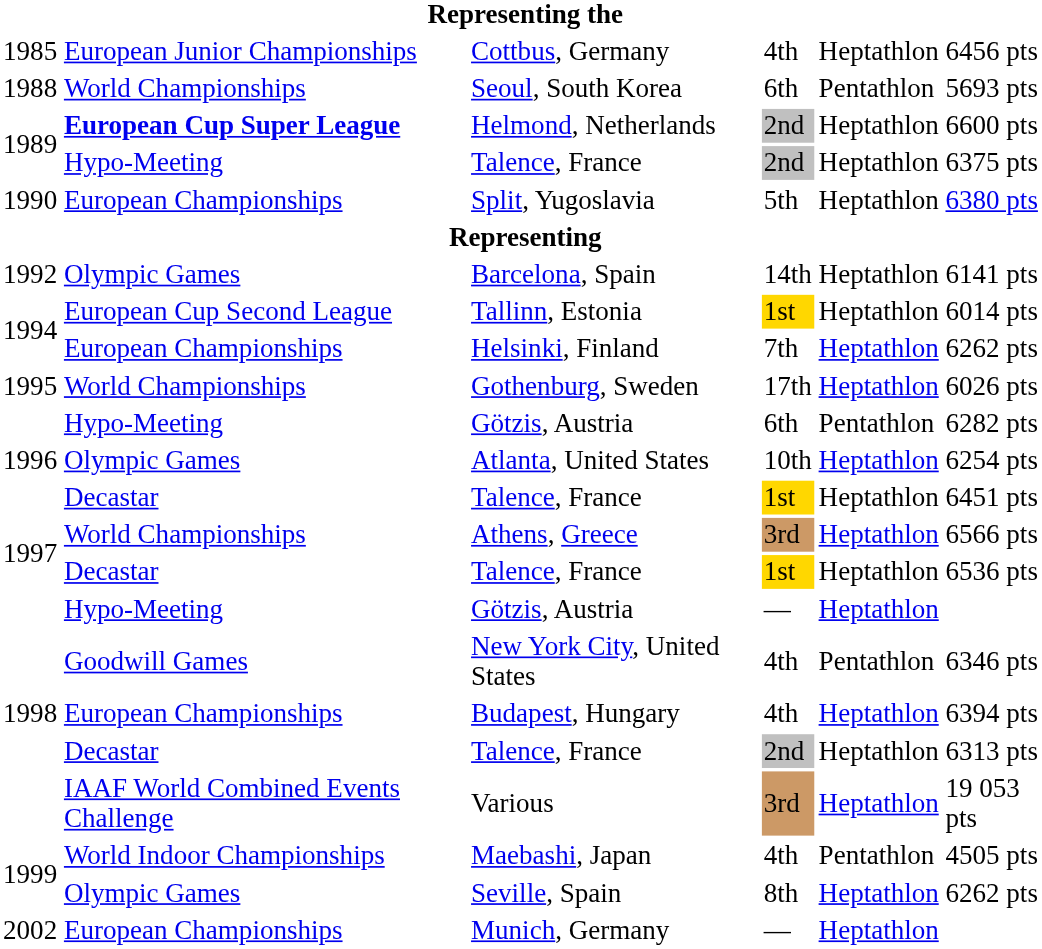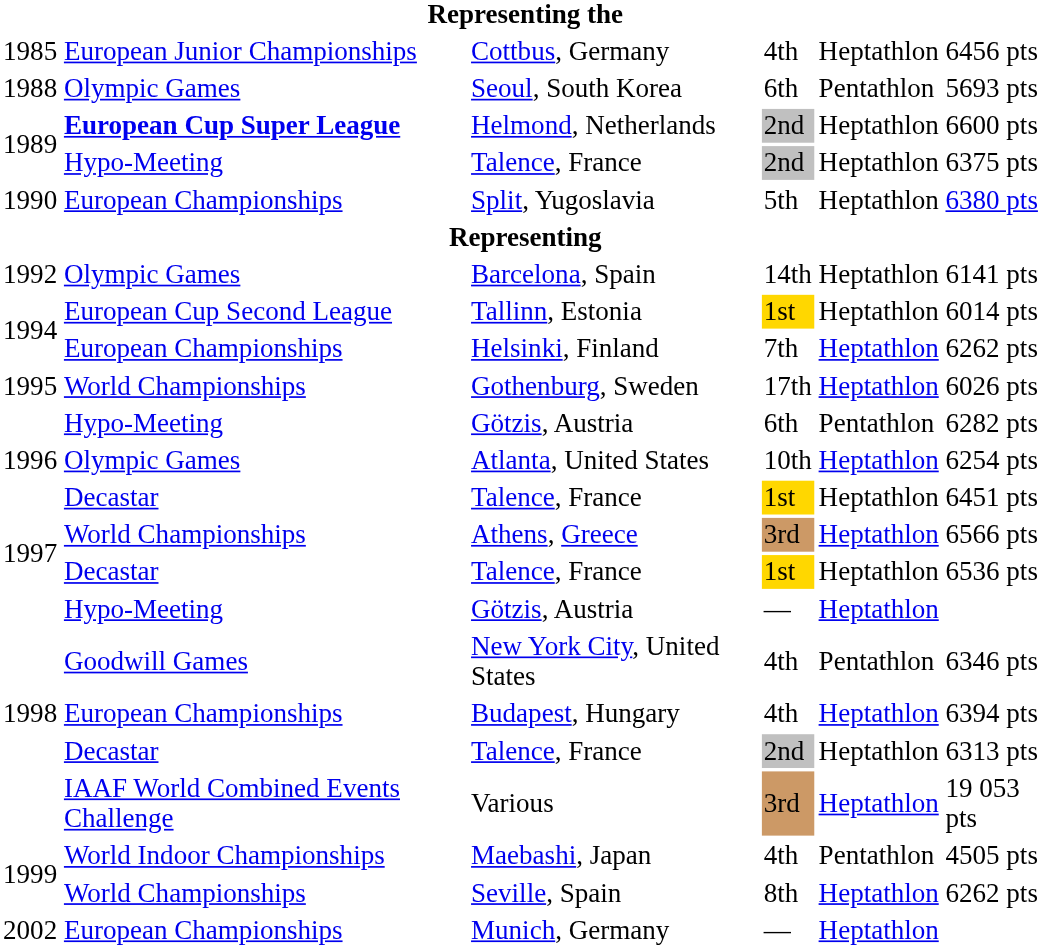(185, 88) World Championships -> (152, 88) Olympic Games
(152, 892) Olympic Games -> (185, 892) World Championships
